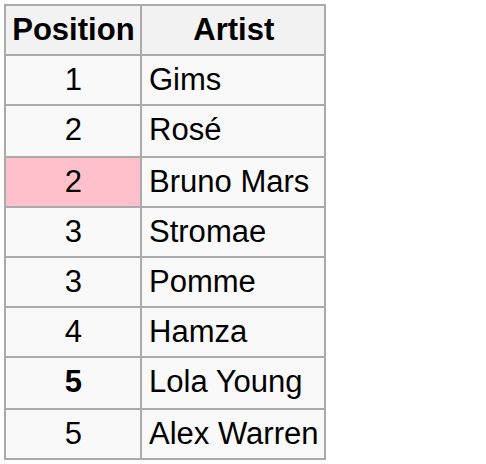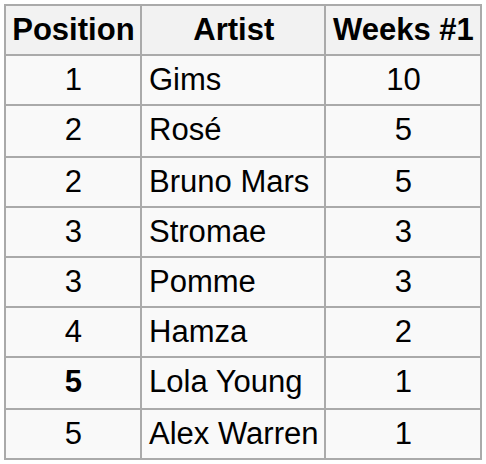+ column: (403, 29)
(73, 180) pink background -> (73, 180) no background
